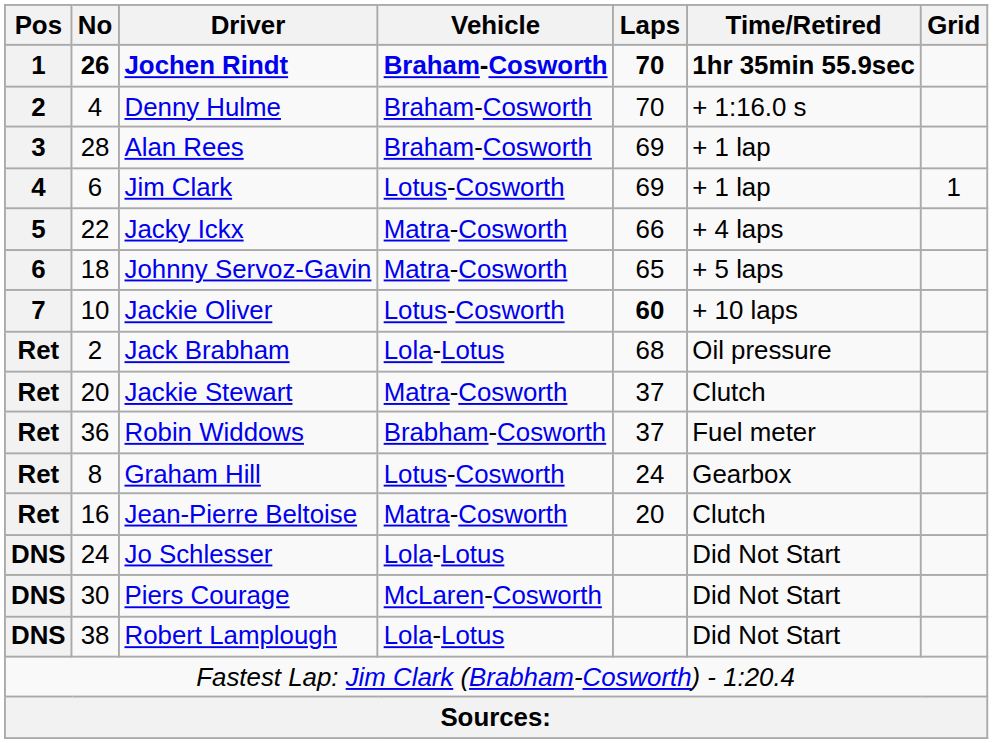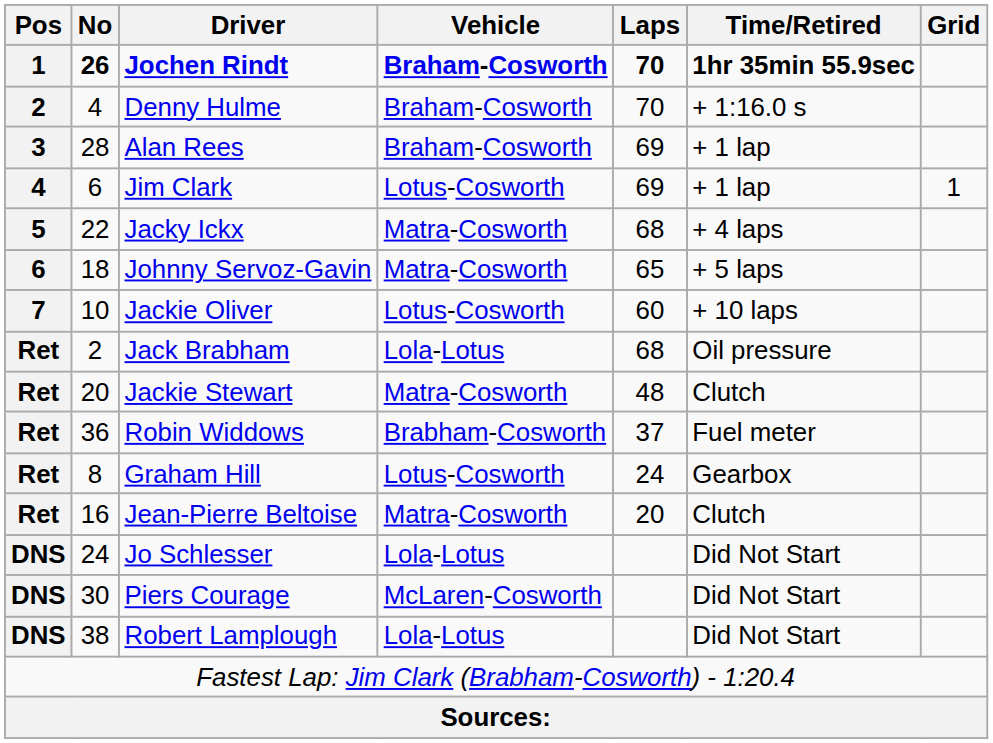(650, 229) 66 -> (650, 229) 68
(650, 310) bold -> (650, 310) normal
(650, 391) 37 -> (650, 391) 48
